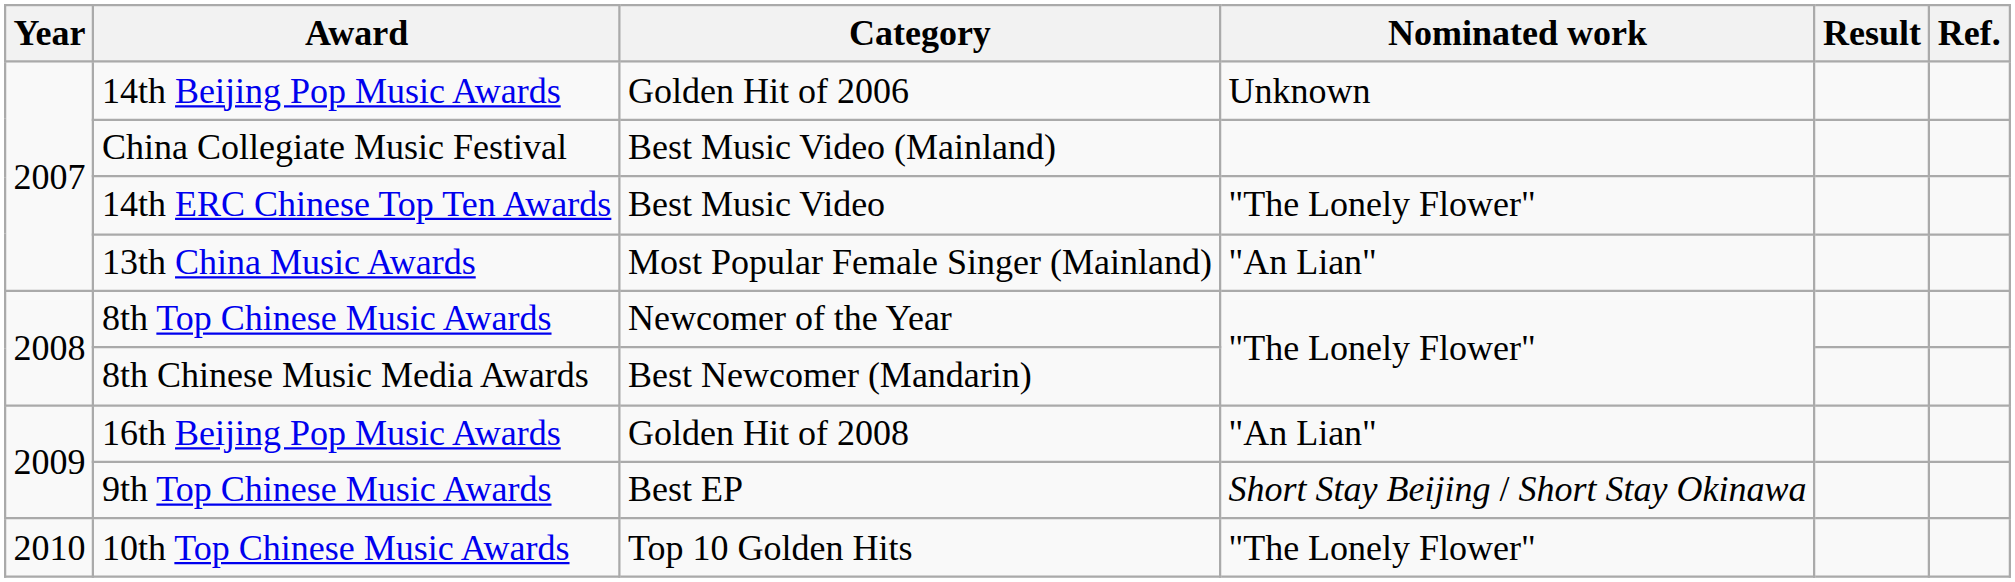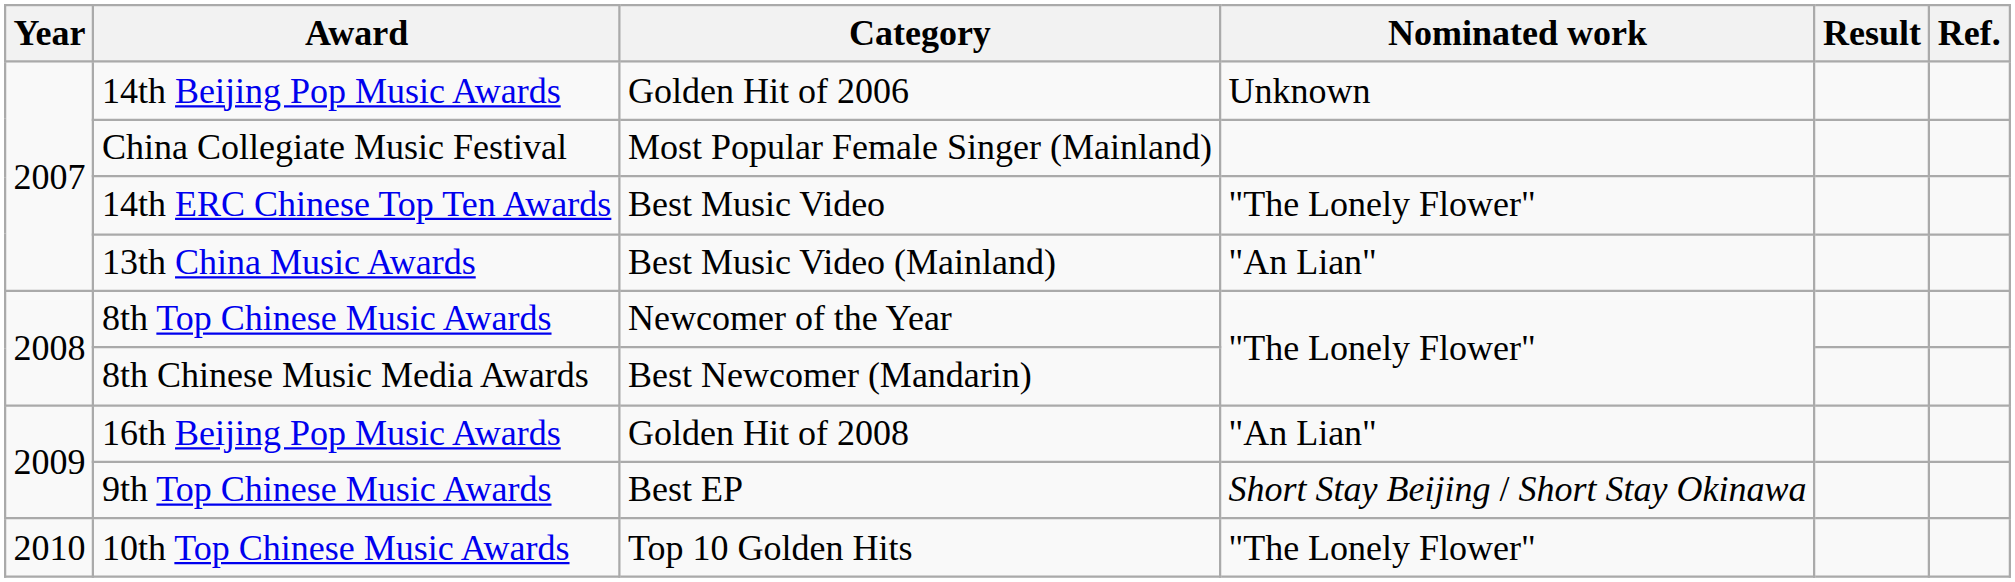(842, 147) Best Music Video (Mainland) -> (920, 147) Most Popular Female Singer (Mainland)
(920, 261) Most Popular Female Singer (Mainland) -> (842, 261) Best Music Video (Mainland)
